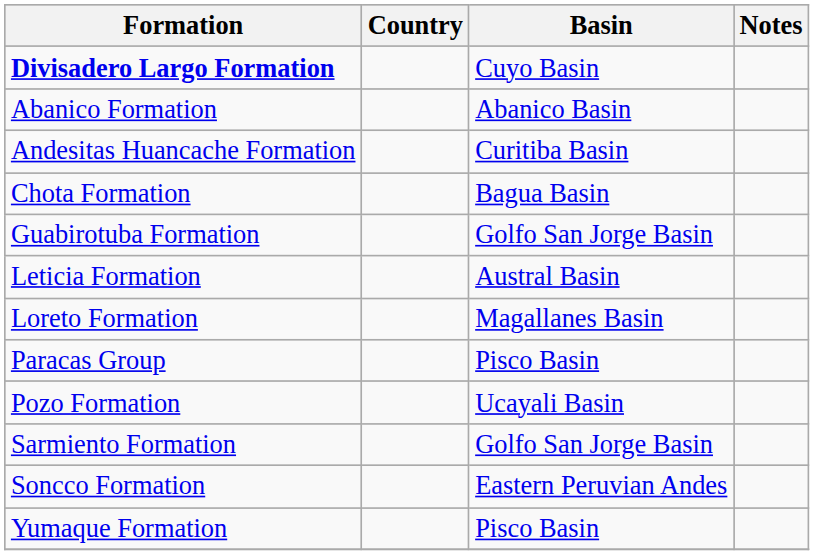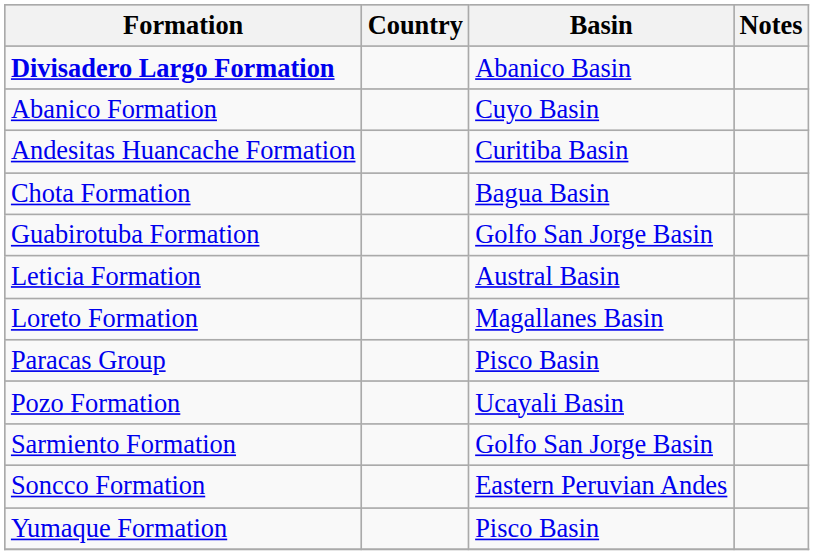(537, 67) Cuyo Basin -> (553, 67) Abanico Basin
(553, 109) Abanico Basin -> (537, 109) Cuyo Basin
